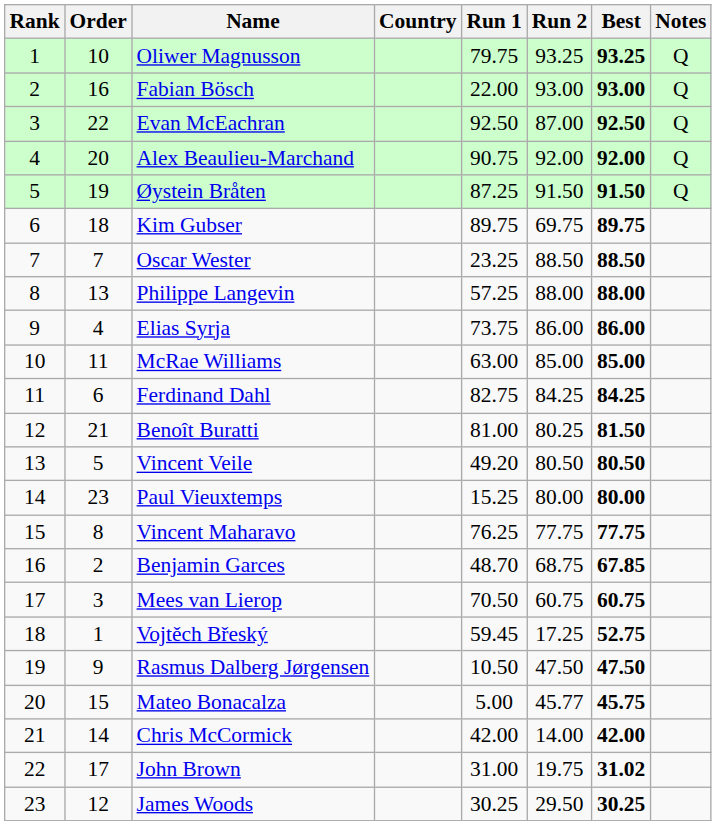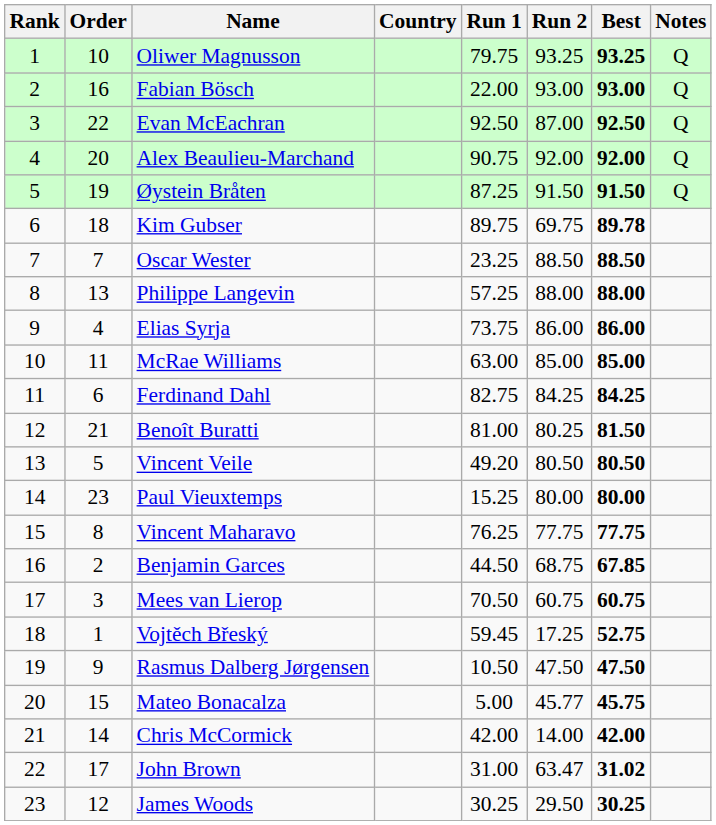(621, 225) 89.75 -> (621, 225) 89.78
(494, 565) 48.70 -> (494, 565) 44.50
(559, 769) 19.75 -> (559, 769) 63.47
